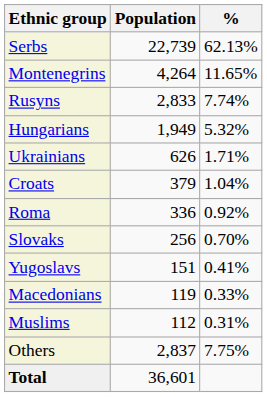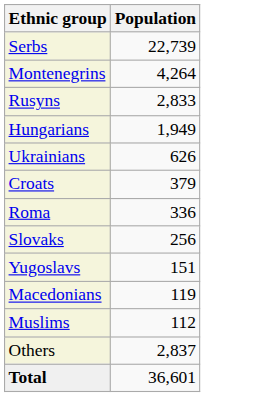- column: (231, 18)
